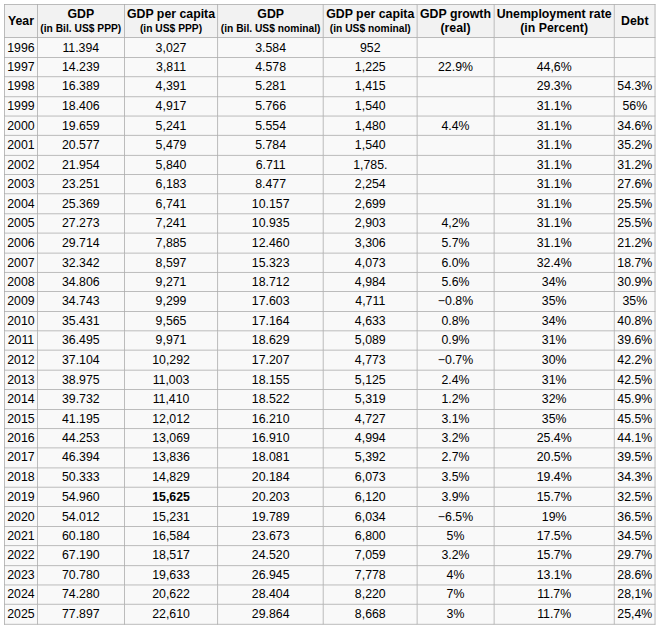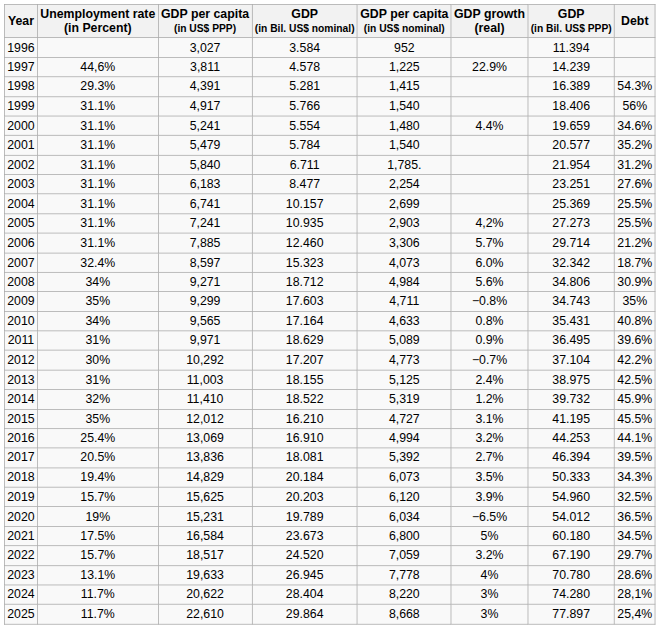columns swapped: (81, 21) <-> (554, 21)
(171, 497) bold -> (205, 497) normal
(455, 594) 7% -> (490, 594) 3%
